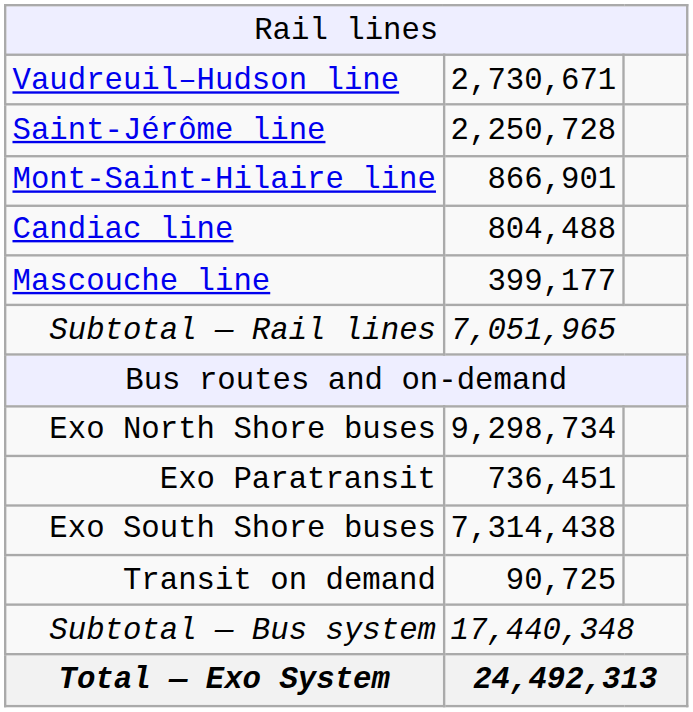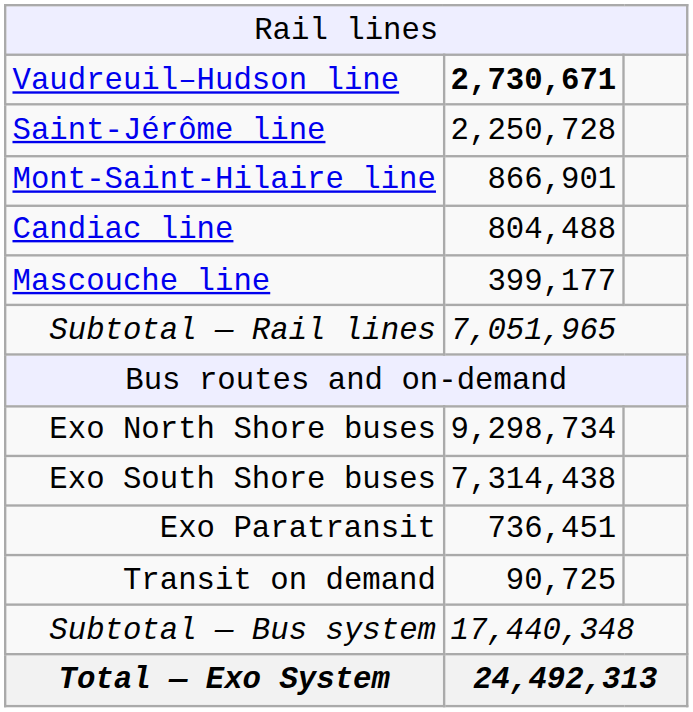(533, 80) normal -> (533, 80) bold
rows swapped: (243, 530) <-> (298, 480)
